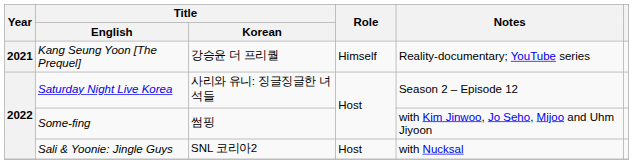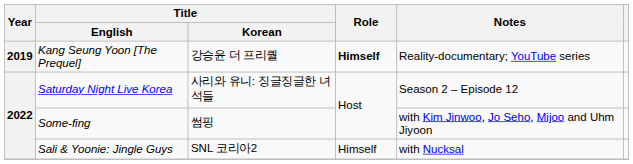(20, 56) 2021 -> (20, 56) 2019
(357, 56) normal -> (359, 56) bold
(350, 149) Host -> (357, 149) Himself
